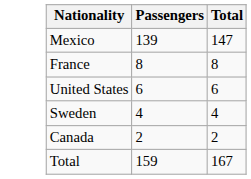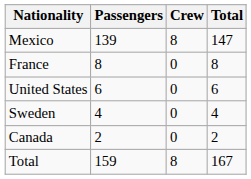+ column: (187, 16)
